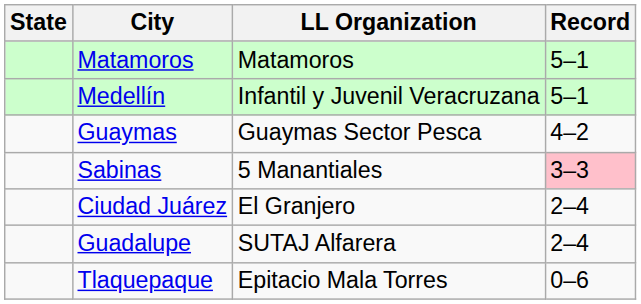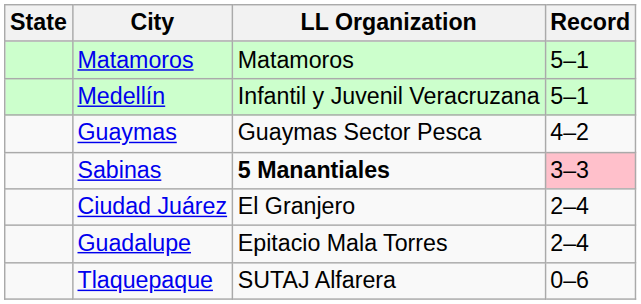(310, 170) normal -> (314, 170) bold
(317, 243) SUTAJ Alfarera -> (343, 243) Epitacio Mala Torres
(343, 280) Epitacio Mala Torres -> (317, 280) SUTAJ Alfarera
